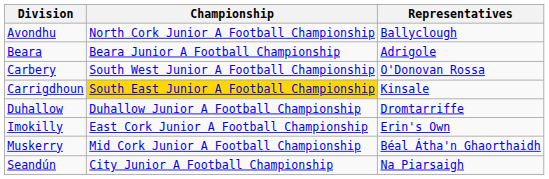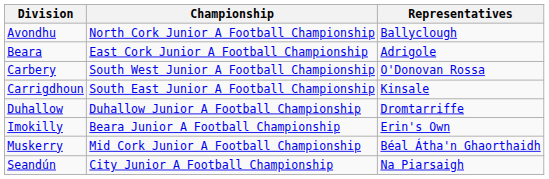(215, 52) Beara Junior A Football Championship -> (229, 52) East Cork Junior A Football Championship
(232, 89) gold background -> (232, 89) no background
(229, 127) East Cork Junior A Football Championship -> (215, 127) Beara Junior A Football Championship
